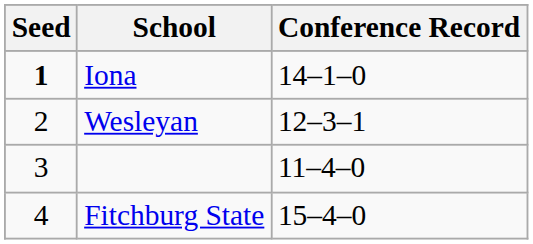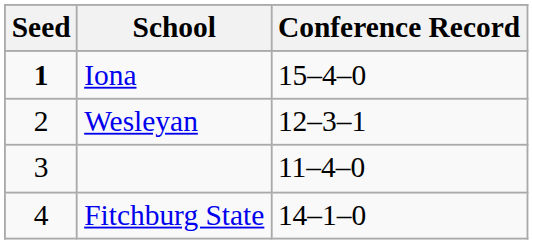(322, 74) 14–1–0 -> (322, 74) 15–4–0
(322, 214) 15–4–0 -> (322, 214) 14–1–0
